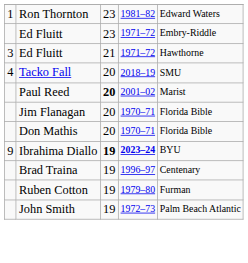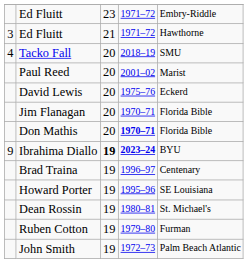- row: (10, 14)
(109, 92) bold -> (109, 72) normal
+ row: (10, 92)
(138, 131) normal -> (138, 131) bold
+ row: (10, 190)
+ row: (10, 210)
